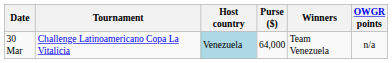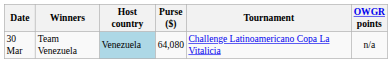columns swapped: (118, 18) <-> (319, 18)
(272, 45) 64,000 -> (171, 45) 64,080
